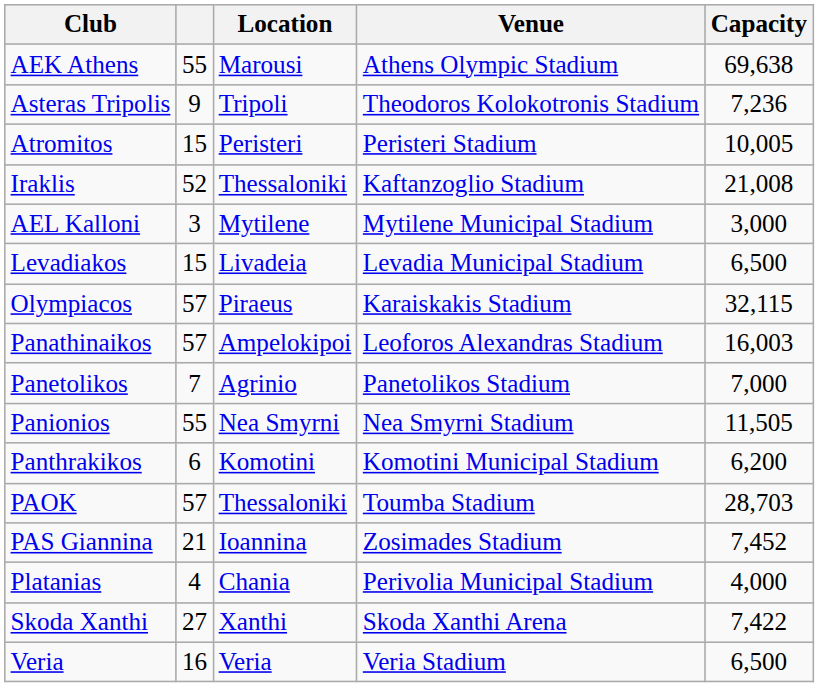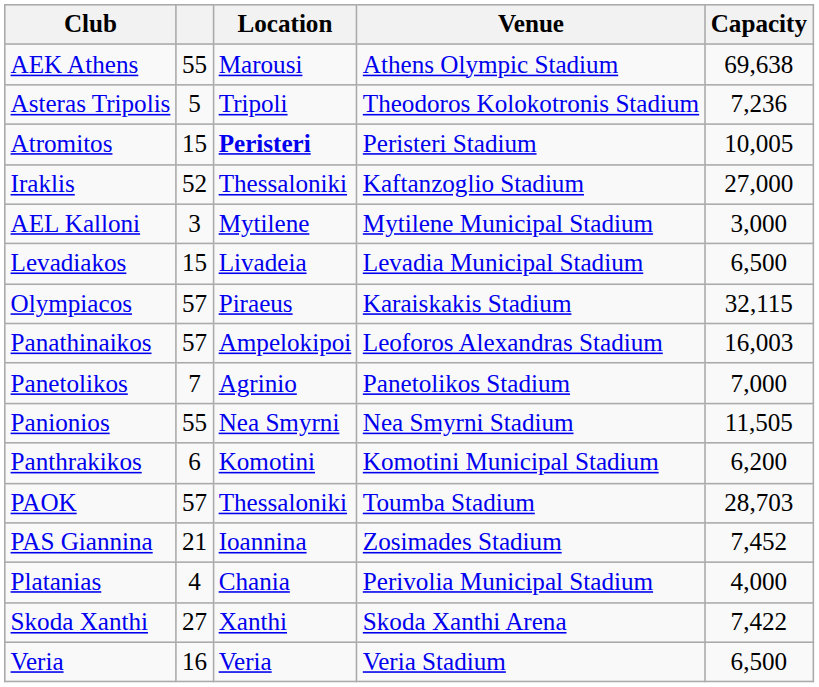(195, 104) 9 -> (195, 104) 5
(261, 143) normal -> (265, 143) bold
(759, 183) 21,008 -> (759, 183) 27,000
